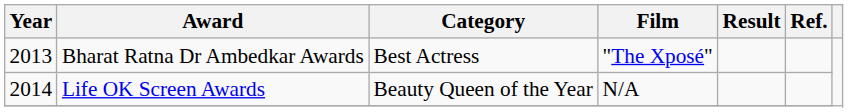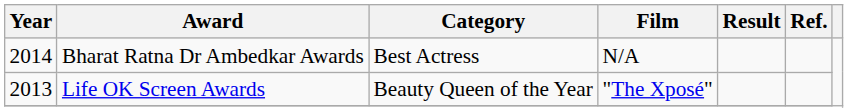(31, 55) 2013 -> (31, 55) 2014
(658, 55) "The Xposé" -> (621, 55) N/A
(31, 88) 2014 -> (31, 88) 2013
(621, 88) N/A -> (658, 88) "The Xposé"
